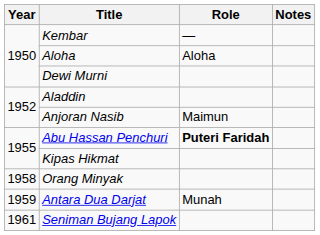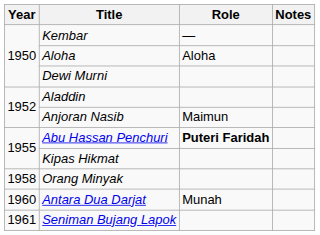(22, 199) 1959 -> (22, 199) 1960
